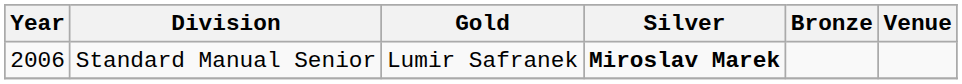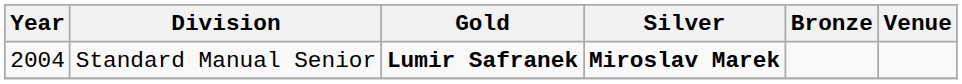(38, 60) 2006 -> (38, 60) 2004
(483, 60) normal -> (483, 60) bold
